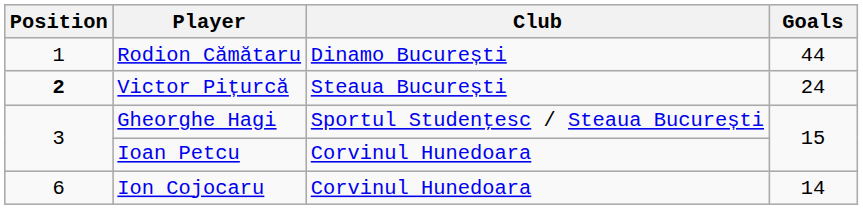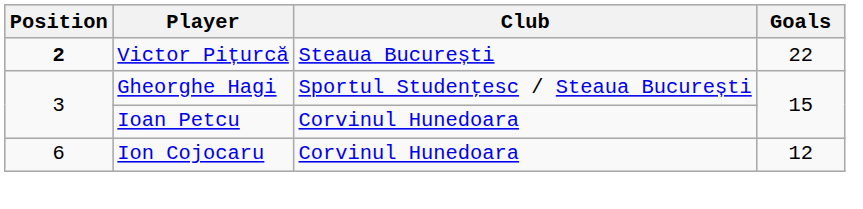- row: (209, 55)
(813, 88) 24 -> (801, 55) 22
(813, 188) 14 -> (801, 154) 12
